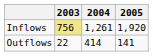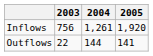(65, 28) khaki background -> (65, 28) no background
(93, 43) 414 -> (93, 43) 144
